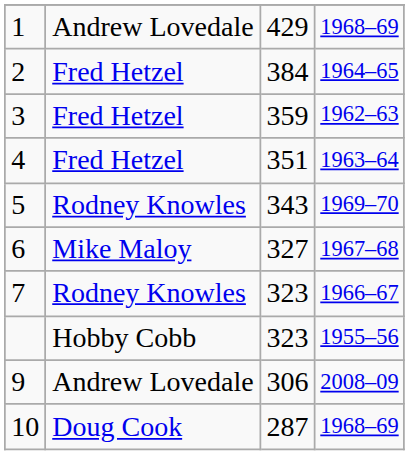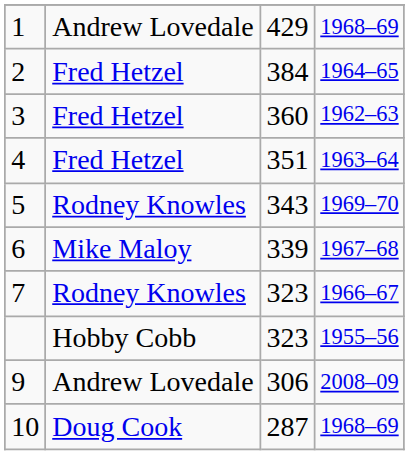(288, 115) 359 -> (288, 115) 360
(288, 248) 327 -> (288, 248) 339
